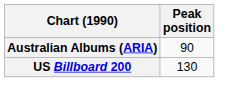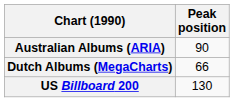+ row: (90, 67)
